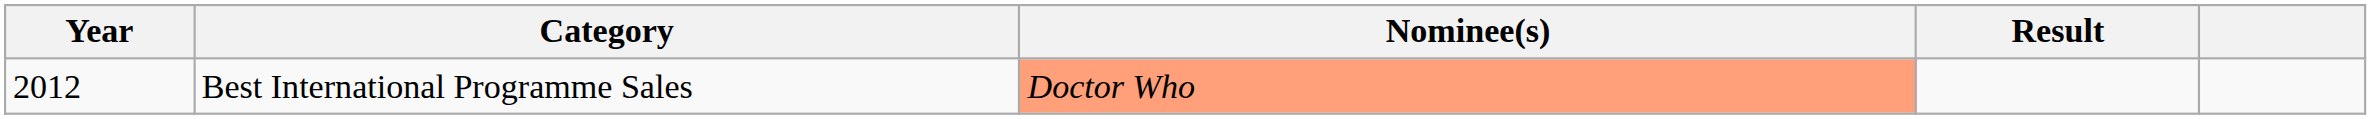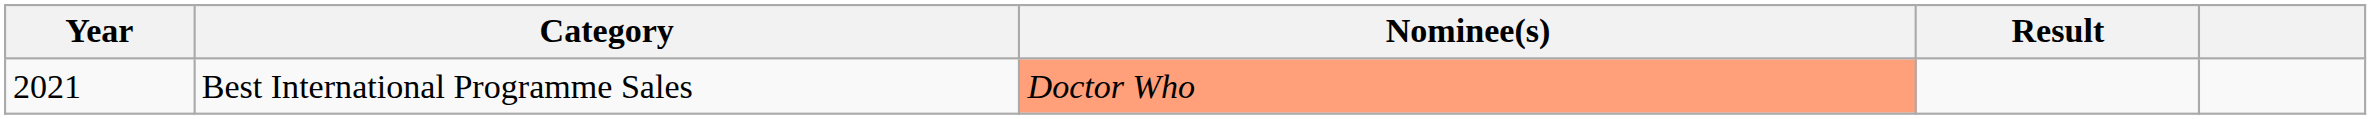(47, 85) 2012 -> (47, 85) 2021
